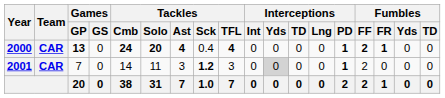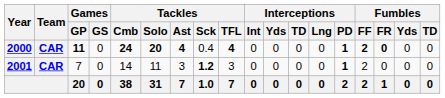(79, 48) 13 -> (79, 48) 11
(384, 48) 1 -> (384, 48) 0
(276, 66) lightgrey background -> (276, 66) no background
